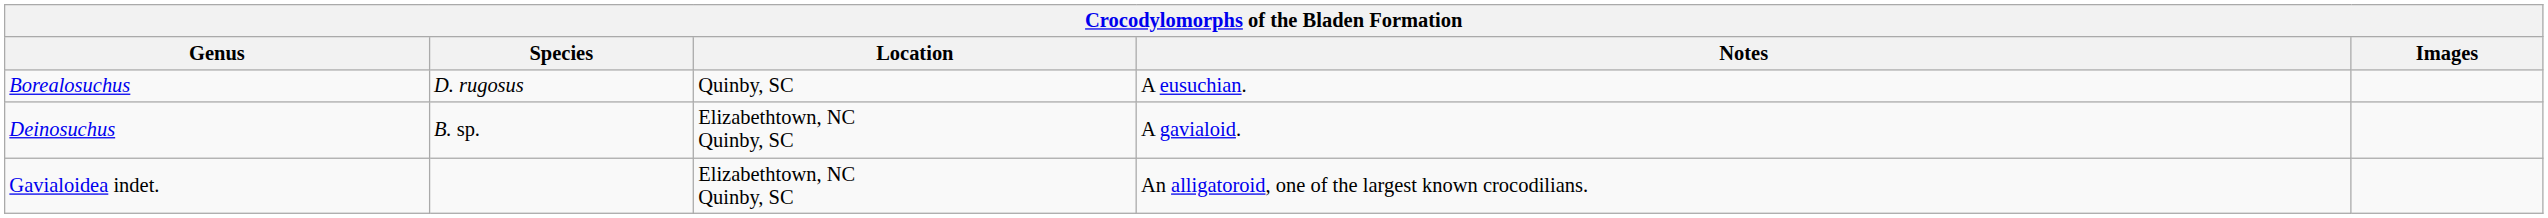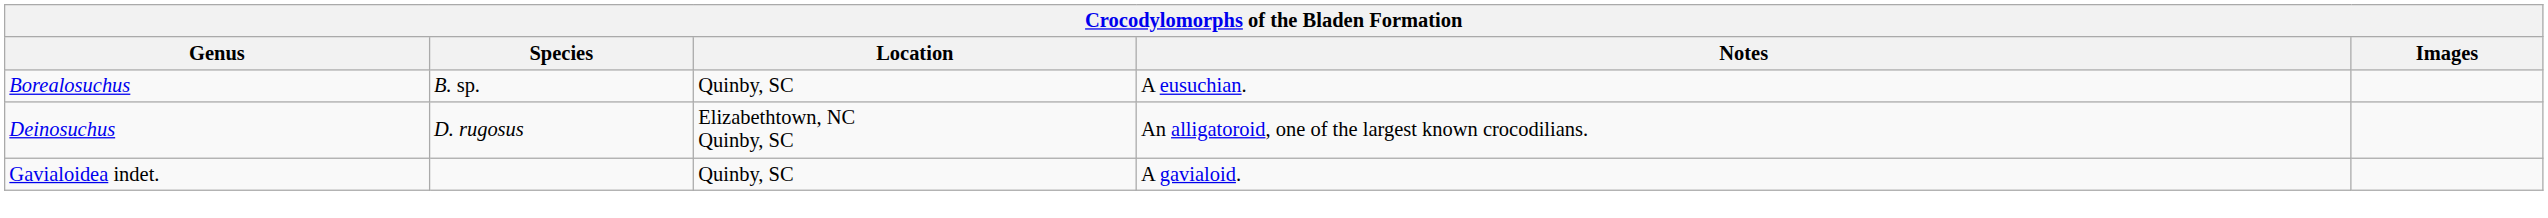(479, 85) D. rugosus -> (457, 85) B. sp.
(457, 129) B. sp. -> (479, 129) D. rugosus
(1191, 129) A gavialoid. -> (1365, 129) An alligatoroid, one of the largest known crocodilians.
(777, 185) Elizabethtown, NC Quinby, SC -> (746, 173) Quinby, SC
(1365, 185) An alligatoroid, one of the largest known crocodilians. -> (1191, 173) A gavialoid.
